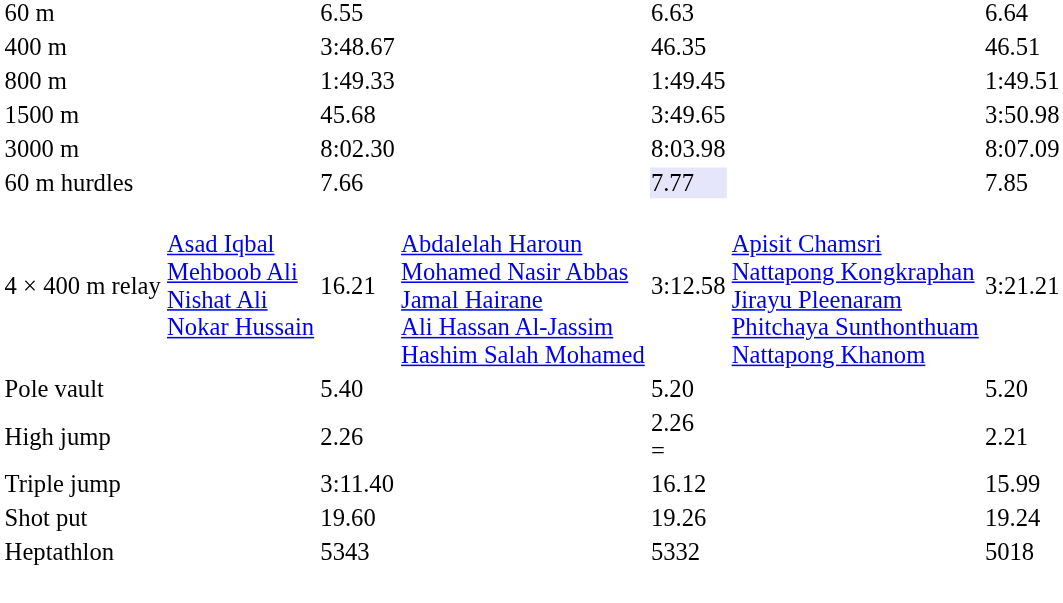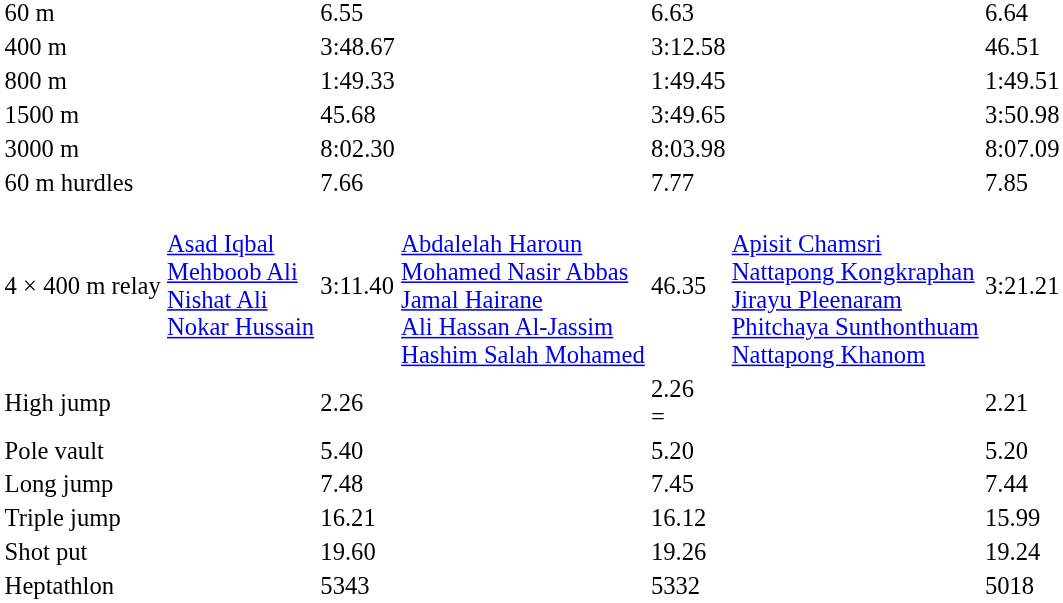(679, 47) 46.35 -> (688, 47) 3:12.58
(672, 182) lavender background -> (672, 182) no background
(348, 285) 16.21 -> (357, 285) 3:11.40
(688, 285) 3:12.58 -> (679, 285) 46.35
rows swapped: (58, 436) <-> (54, 388)
+ row: (59, 484)
(357, 484) 3:11.40 -> (348, 518) 16.21
